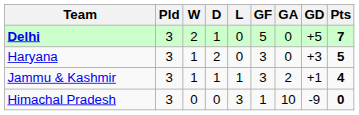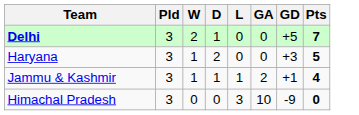- column: (263, 15)
